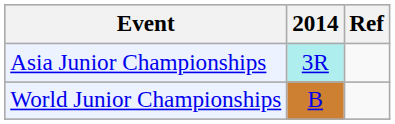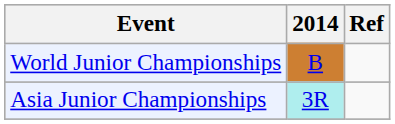rows swapped: (138, 62) <-> (146, 100)
